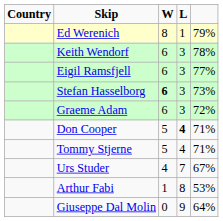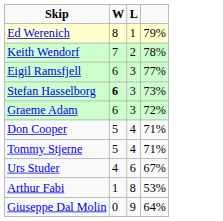- column: (29, 14)
(165, 52) 6 -> (115, 52) 7
(182, 52) 3 -> (133, 52) 2
(182, 129) bold -> (133, 129) normal
(182, 168) 7 -> (133, 168) 6
